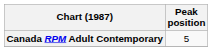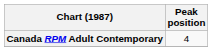(186, 38) 5 -> (186, 38) 4
